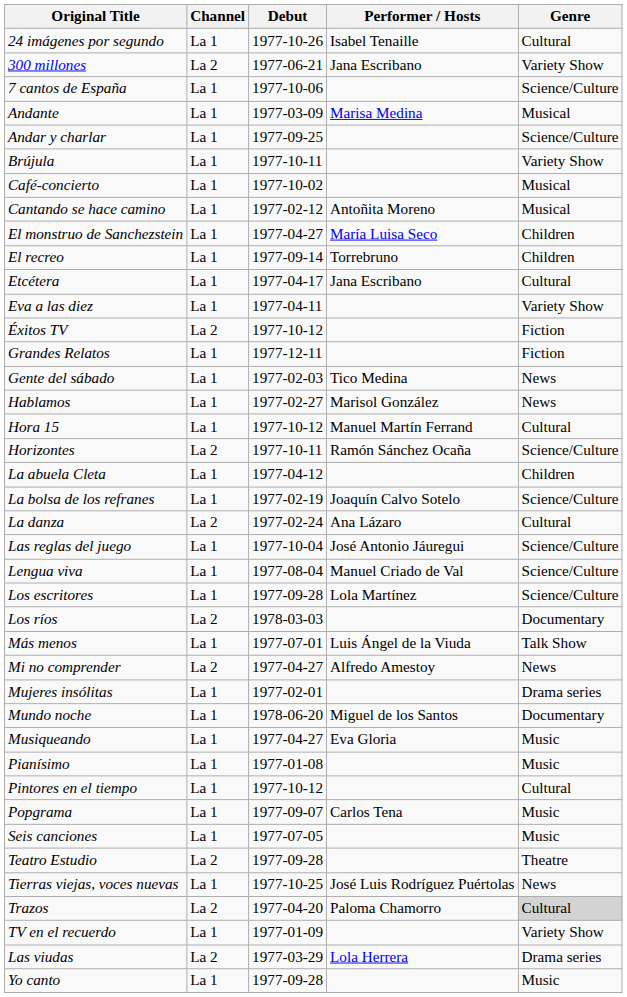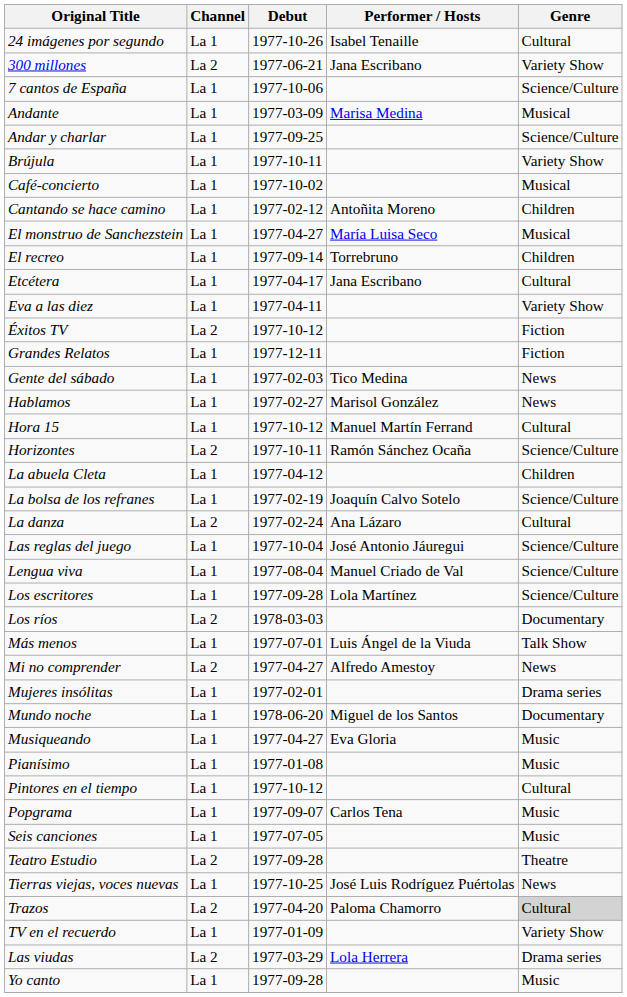(546, 209) Musical -> (548, 209) Children
(548, 233) Children -> (546, 233) Musical
